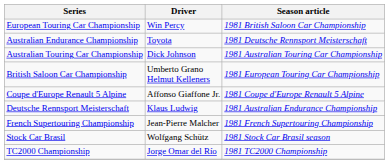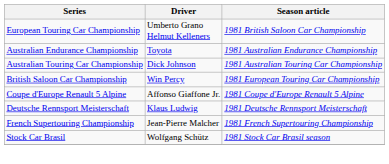(166, 26) Win Percy -> (179, 31) Umberto Grano Helmut Kelleners
(296, 40) 1981 Deutsche Rennsport Meisterschaft -> (301, 50) 1981 Australian Endurance Championship
(179, 74) Umberto Grano Helmut Kelleners -> (166, 79) Win Percy
(301, 108) 1981 Australian Endurance Championship -> (296, 108) 1981 Deutsche Rennsport Meisterschaft
- row: (48, 151)
